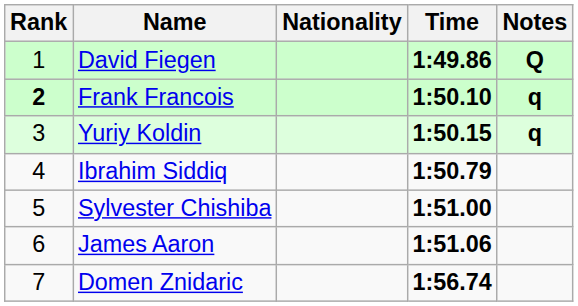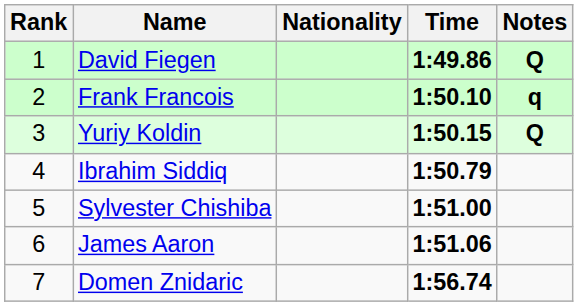(39, 97) bold -> (39, 97) normal
(535, 134) q -> (535, 134) Q
